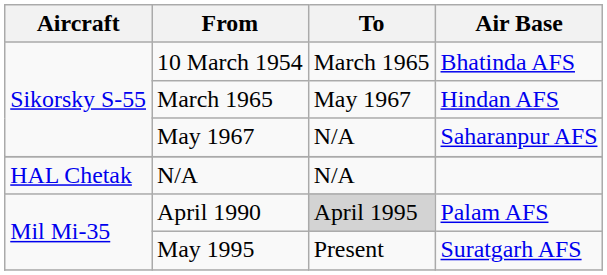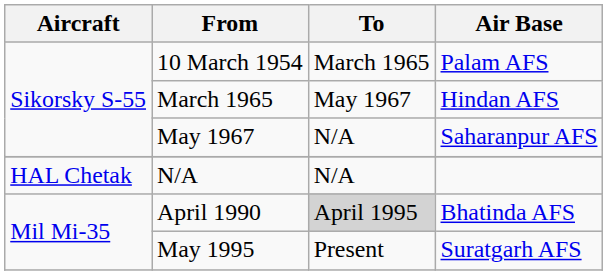(508, 61) Bhatinda AFS -> (495, 61) Palam AFS
(495, 212) Palam AFS -> (508, 212) Bhatinda AFS
